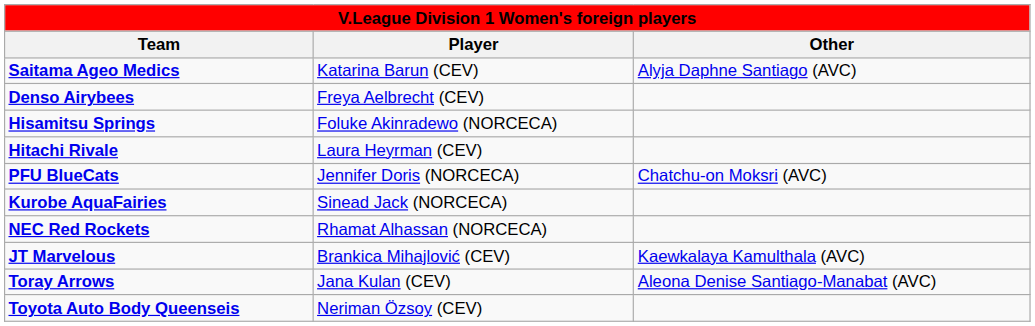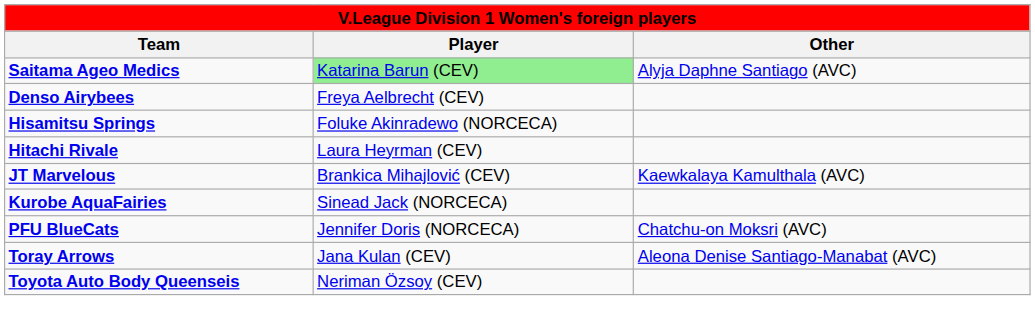(398, 71) no background -> (398, 71) lightgreen background
rows swapped: (62, 256) <-> (64, 177)
- row: (79, 229)
